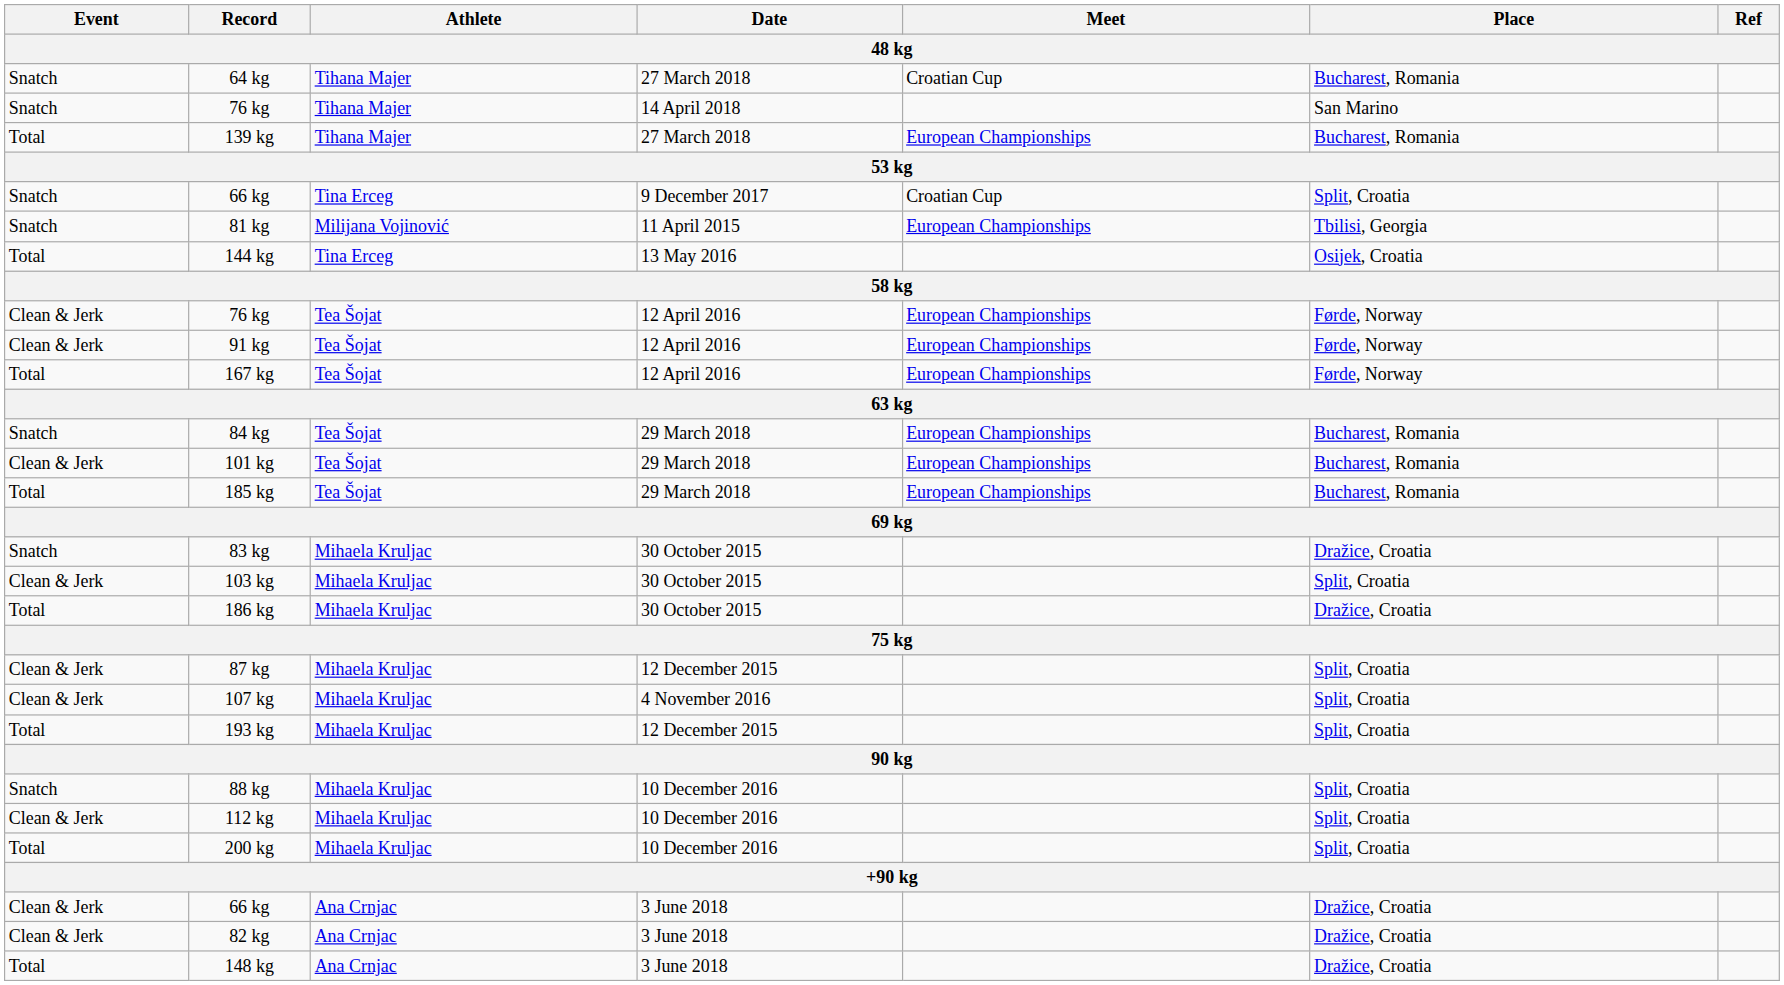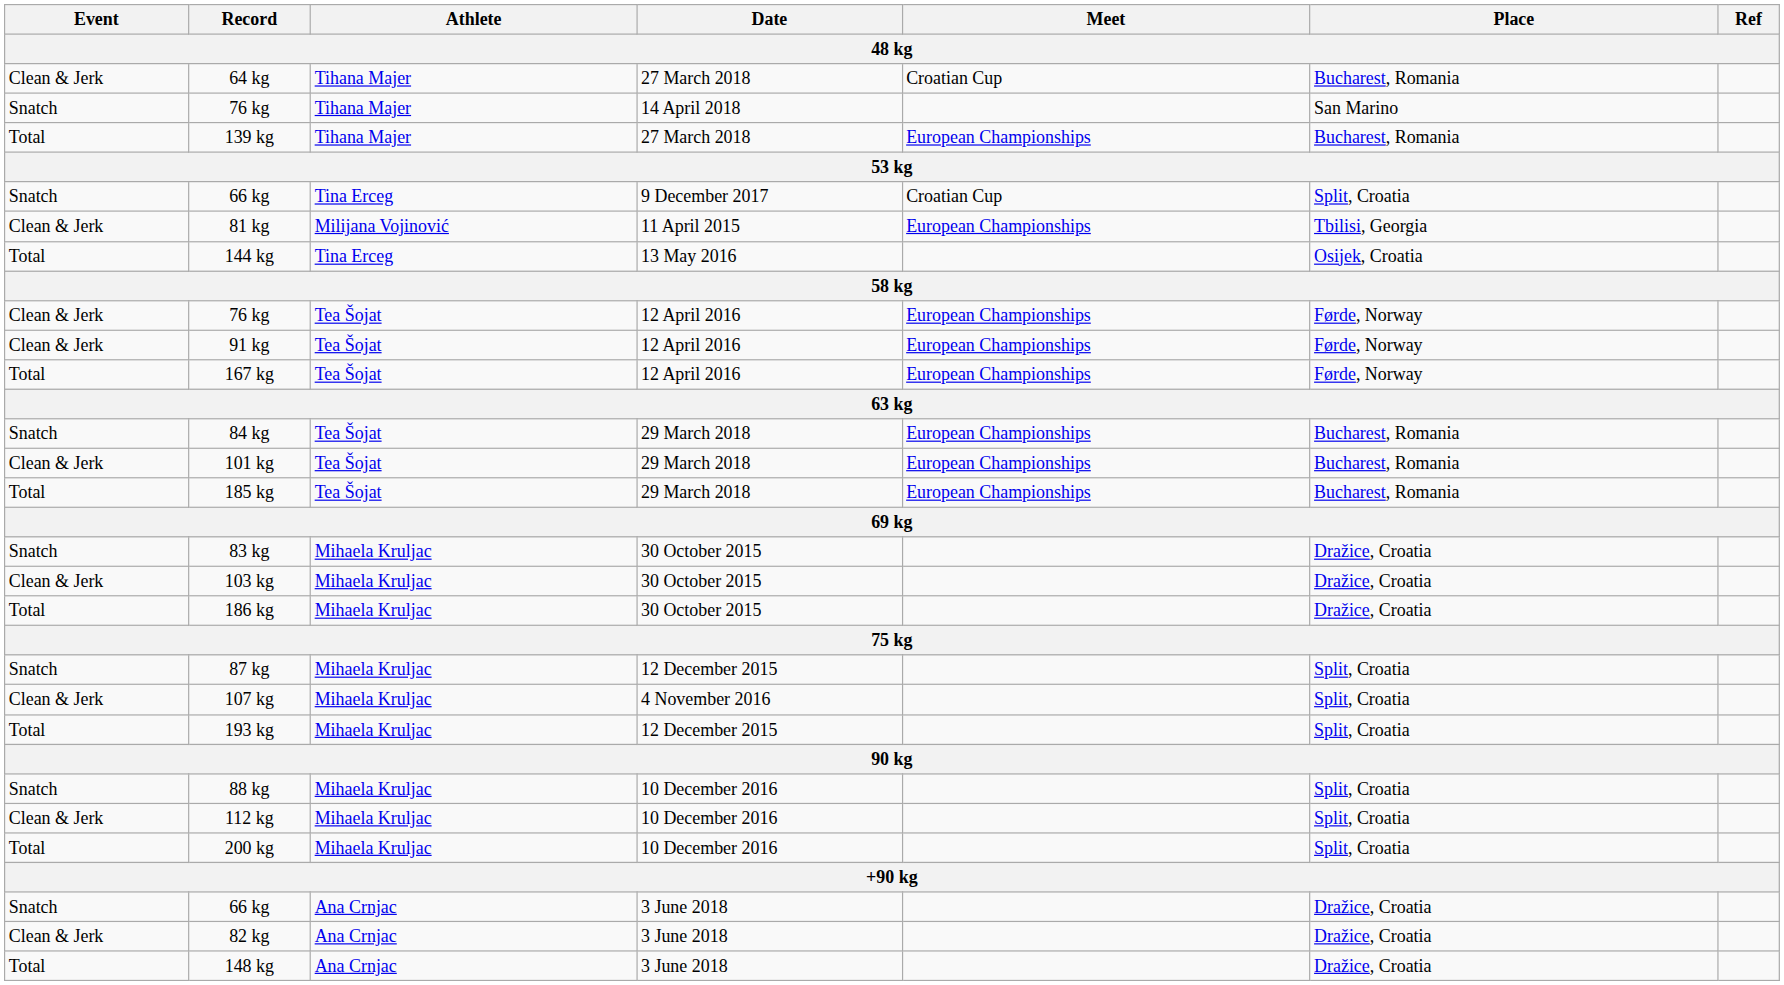(33, 78) Snatch -> (56, 78) Clean & Jerk
(33, 226) Snatch -> (56, 226) Clean & Jerk
(1362, 581) Split, Croatia -> (1373, 581) Dražice, Croatia
(56, 670) Clean & Jerk -> (33, 670) Snatch
(56, 906) Clean & Jerk -> (33, 906) Snatch
